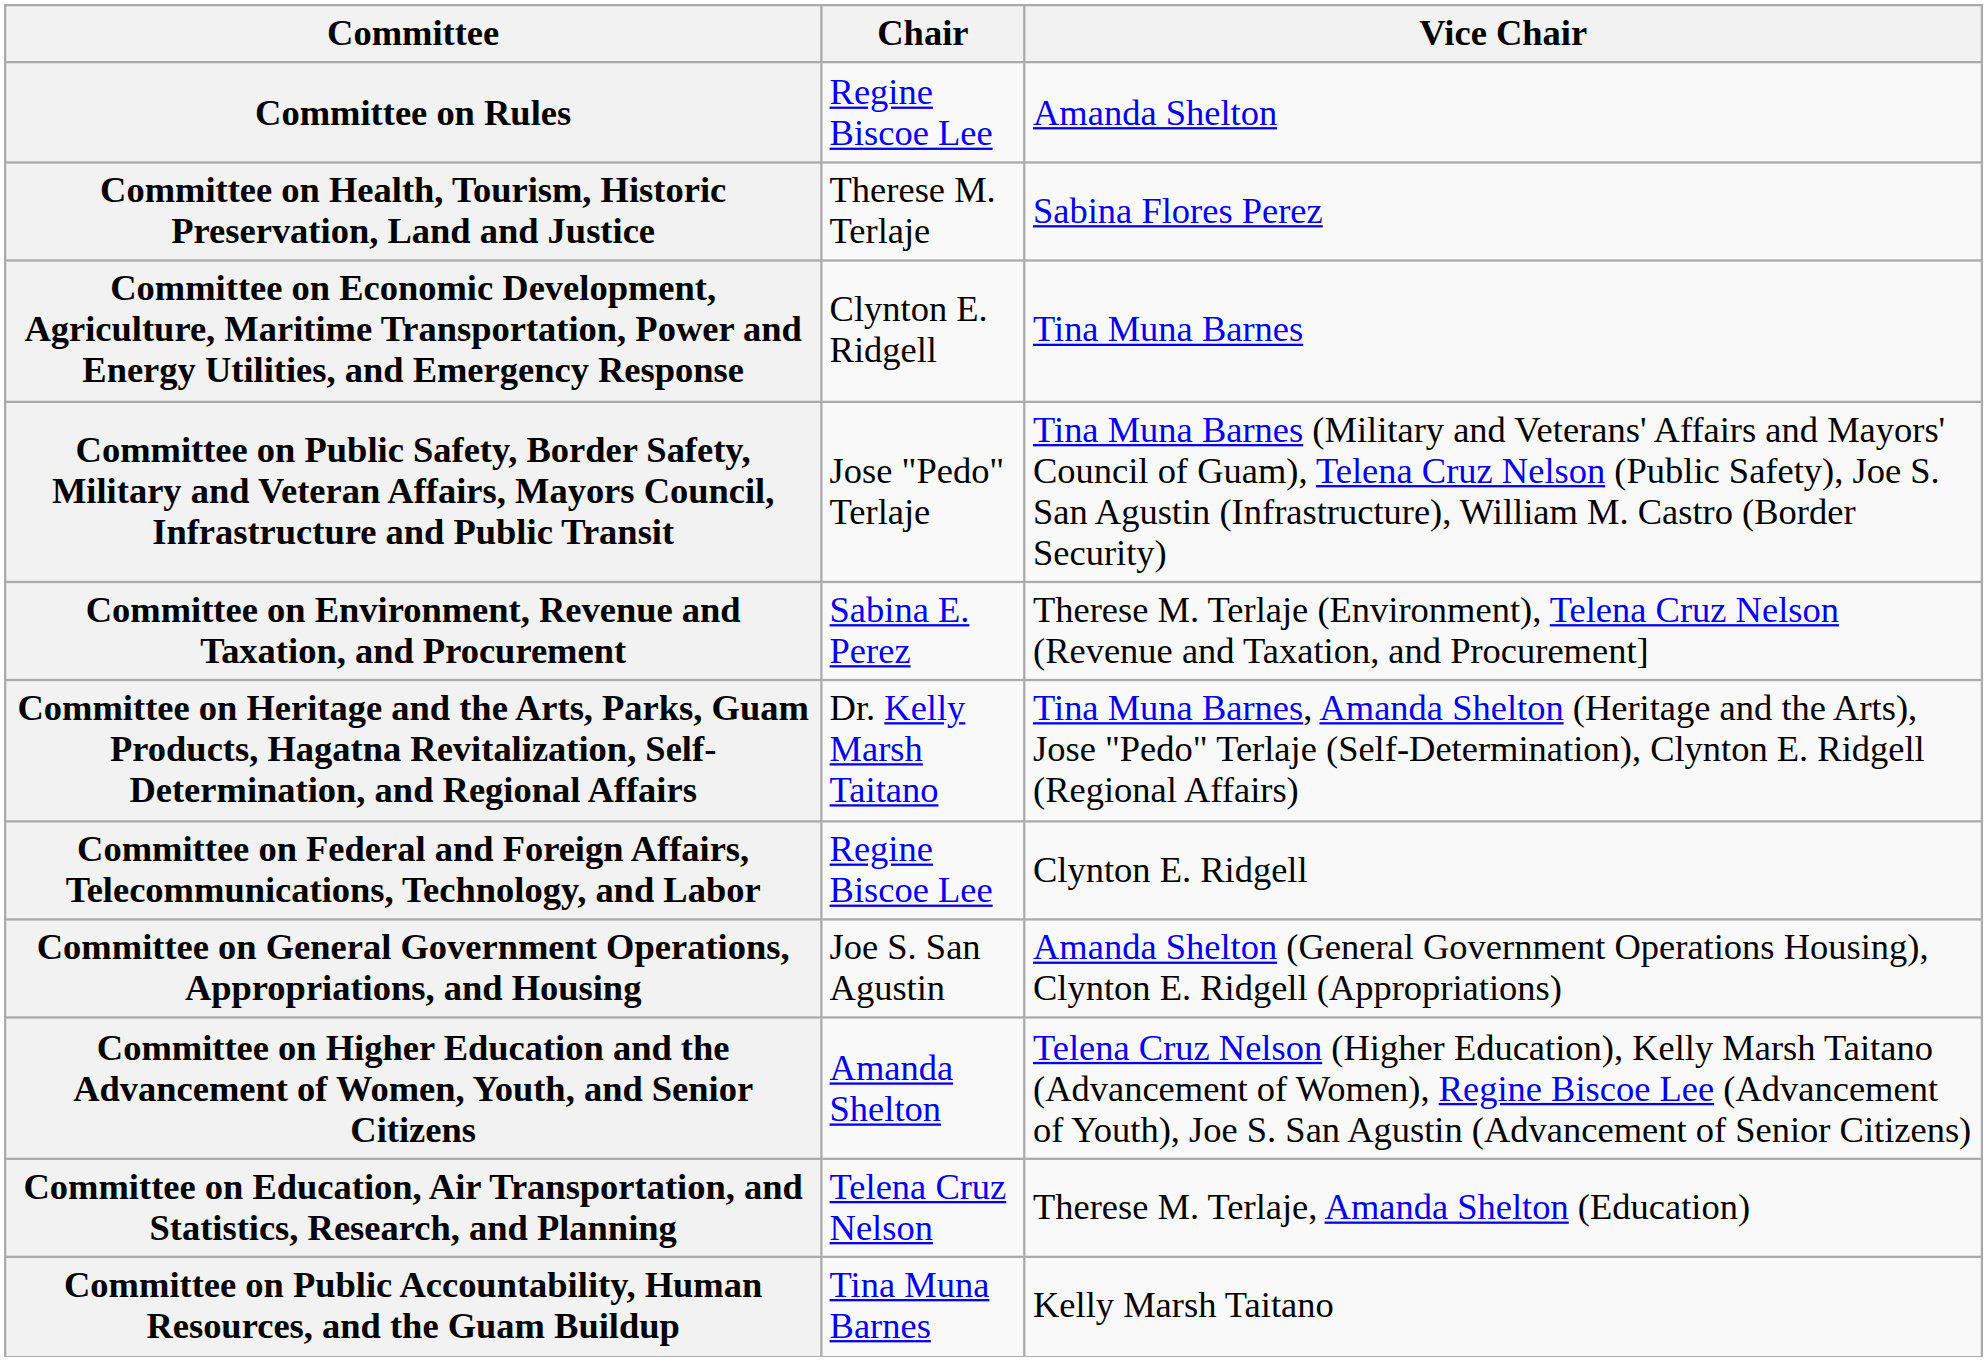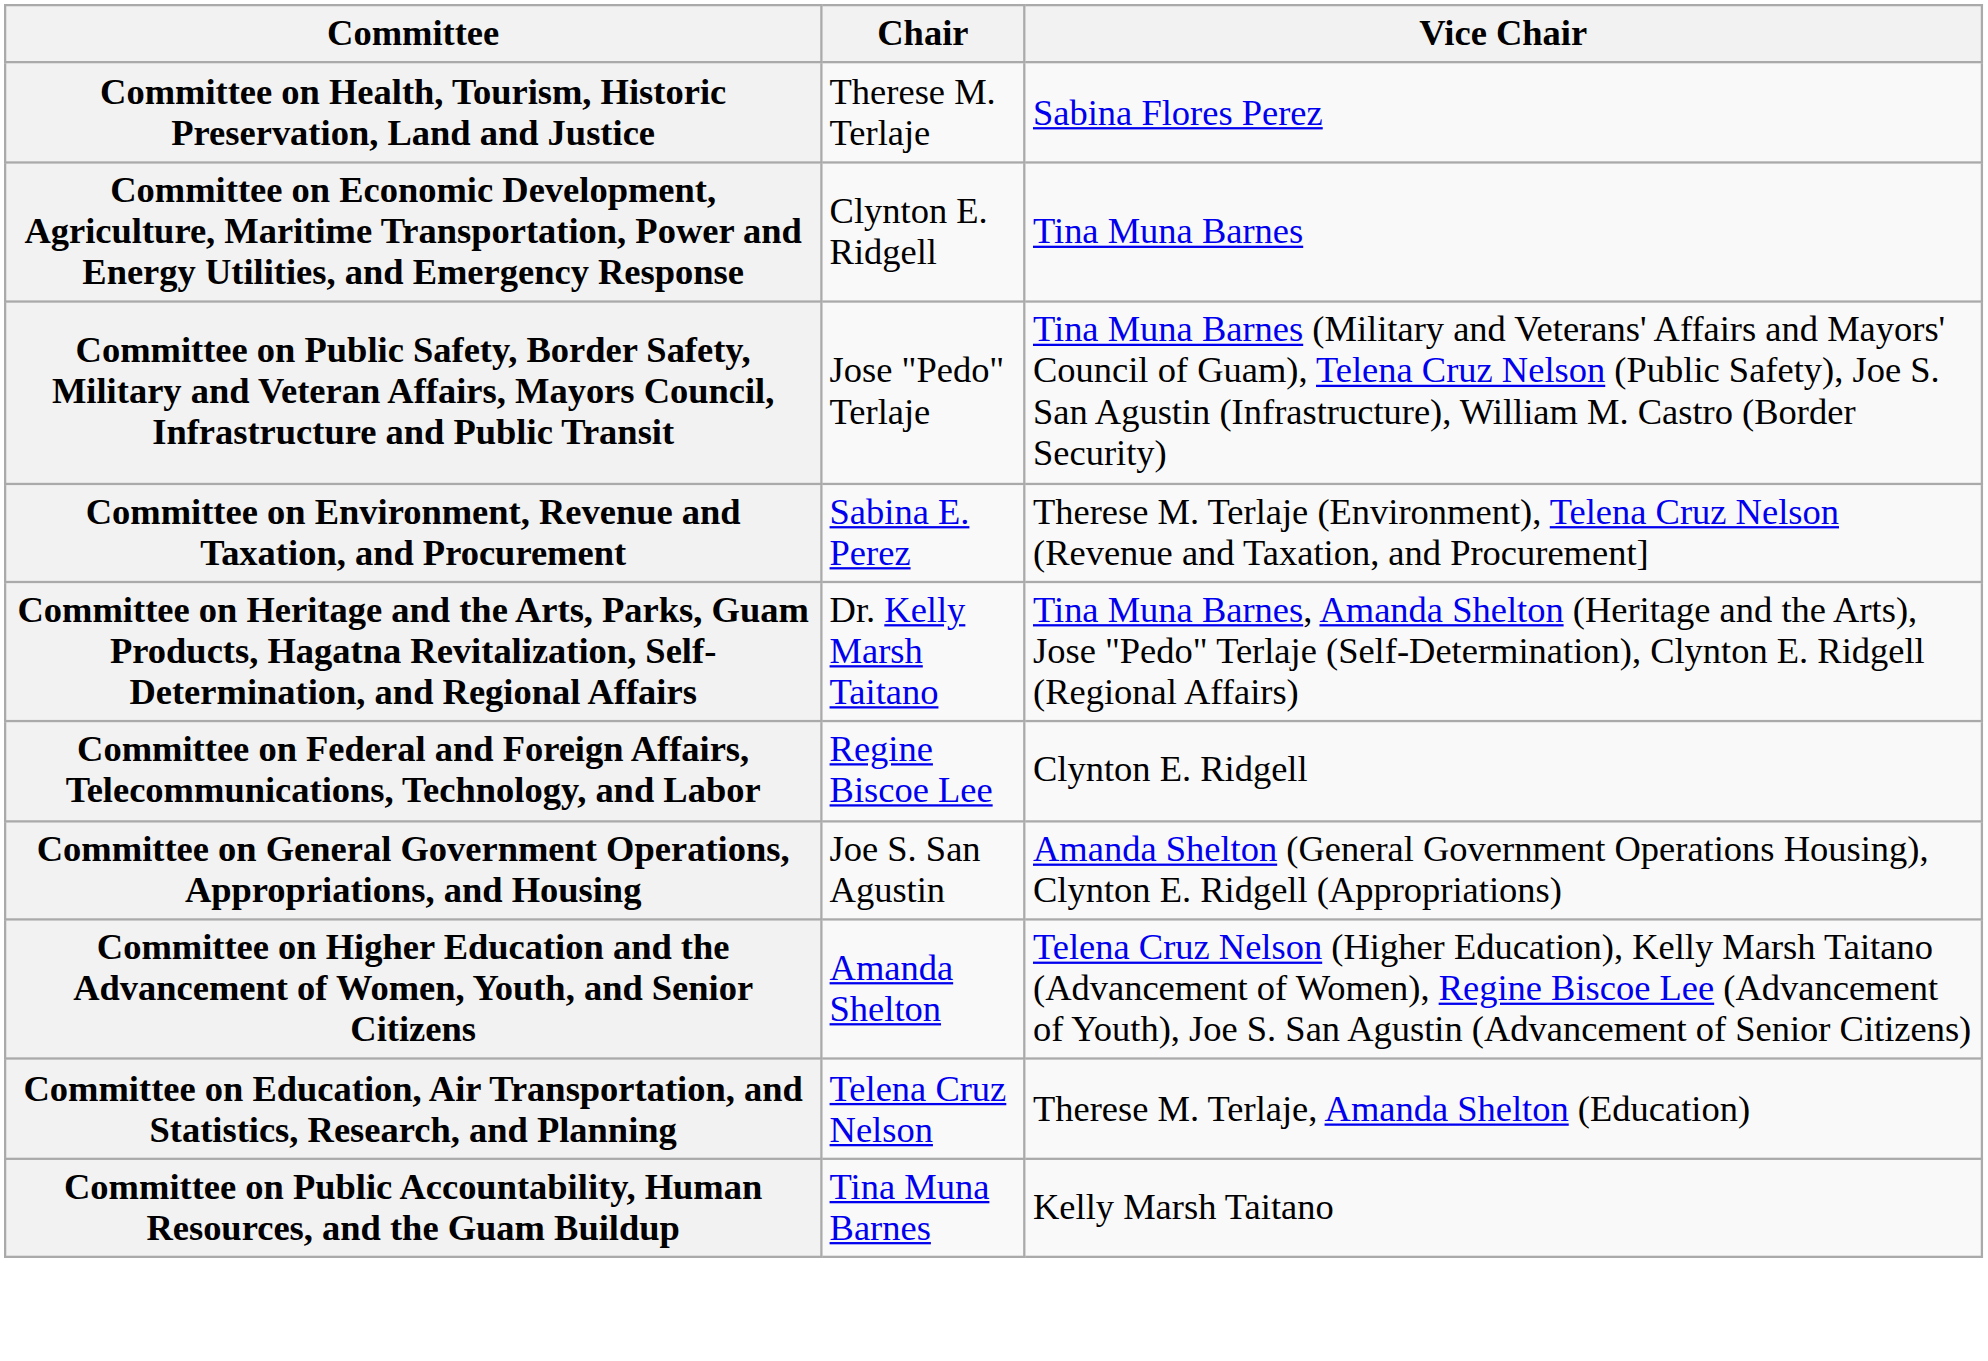- row: (413, 111)
